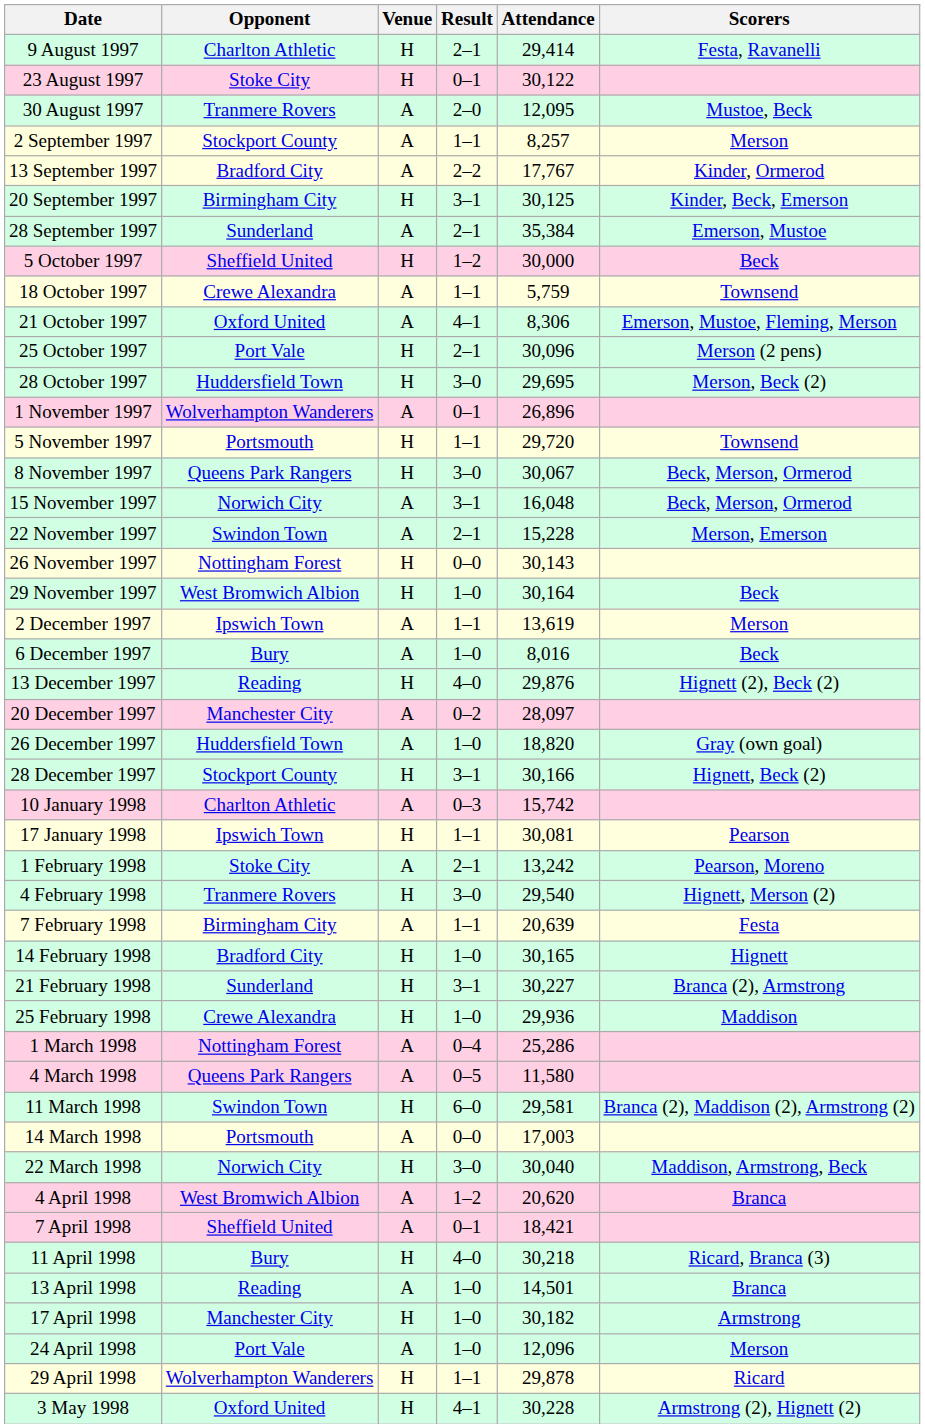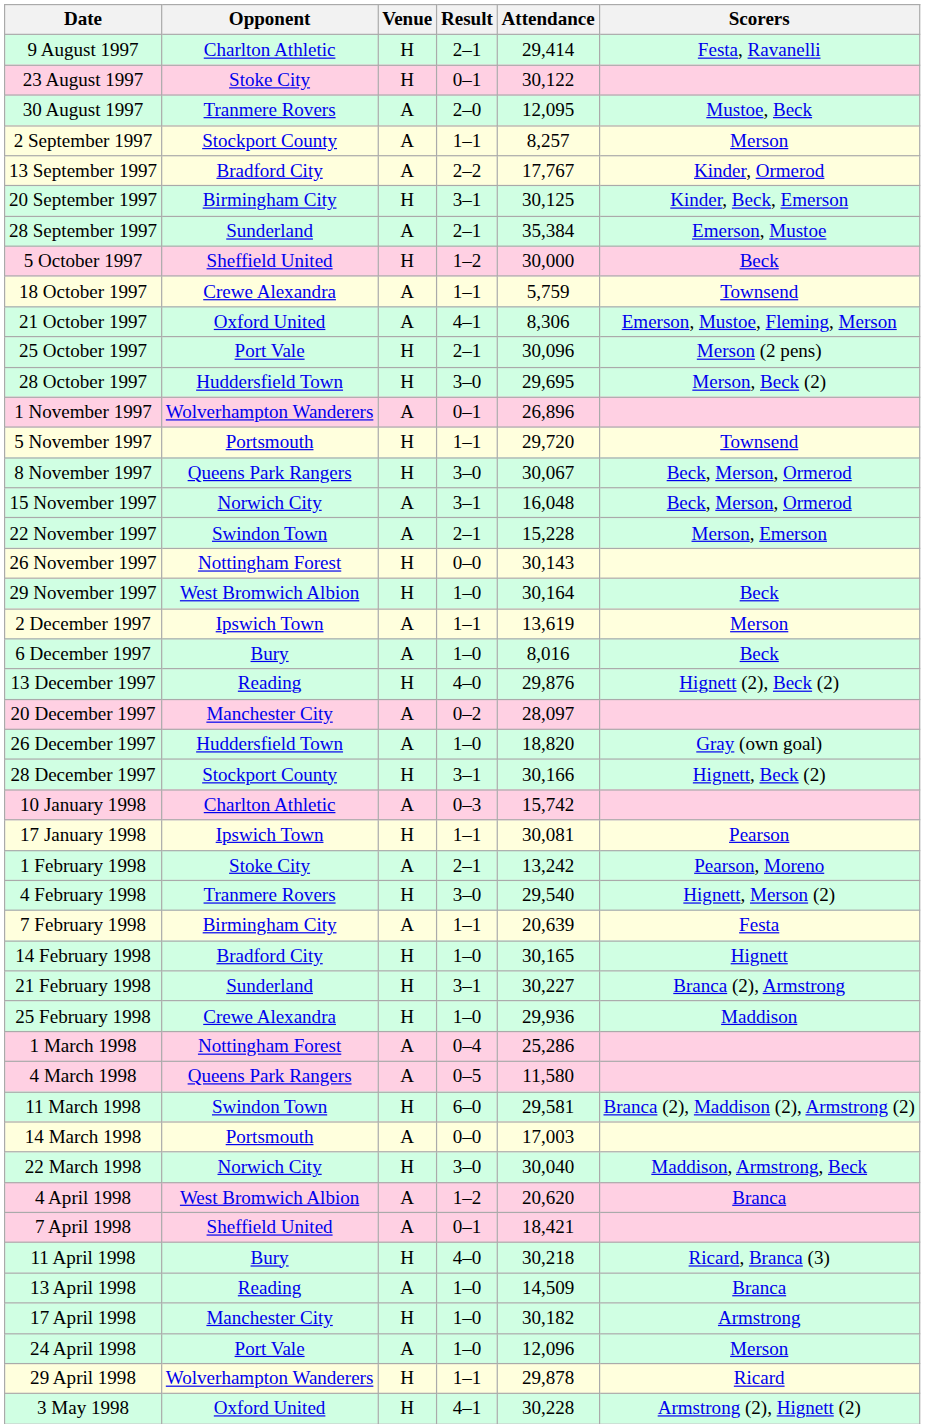(548, 1287) 14,501 -> (548, 1287) 14,509
